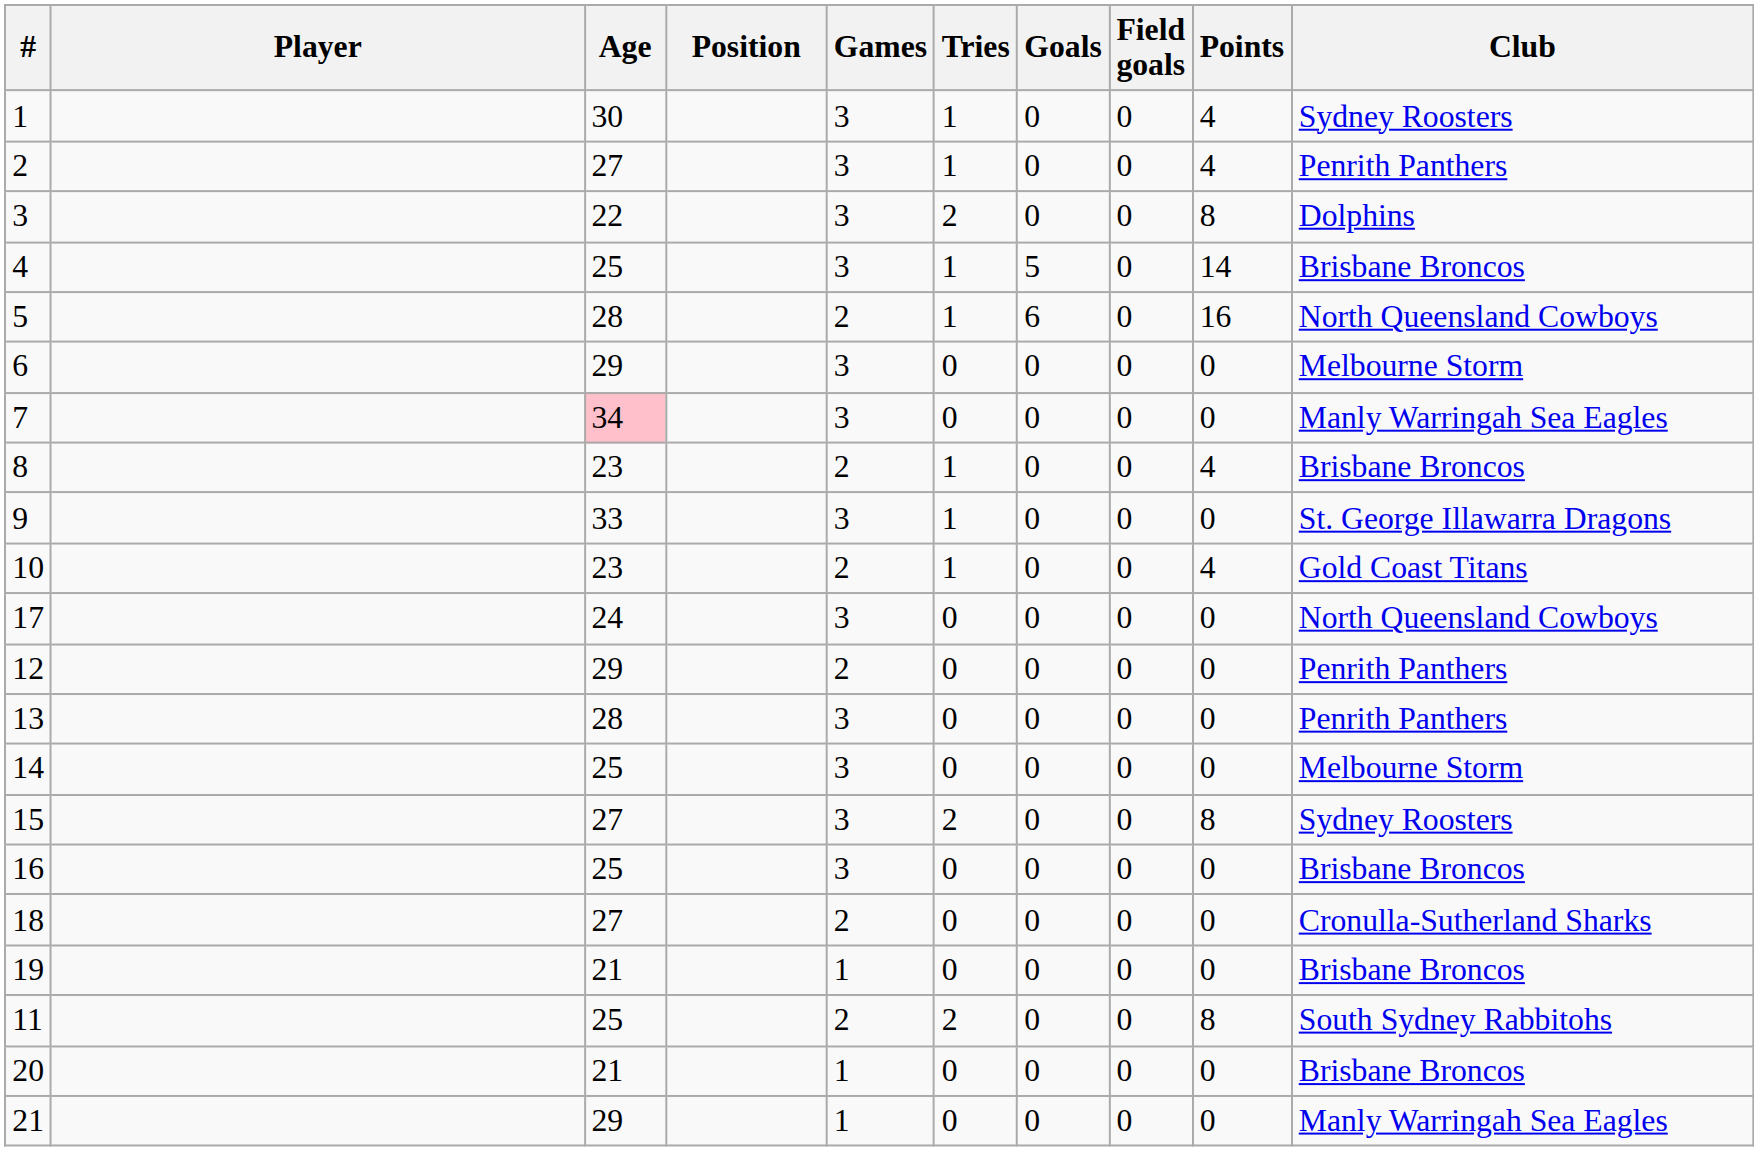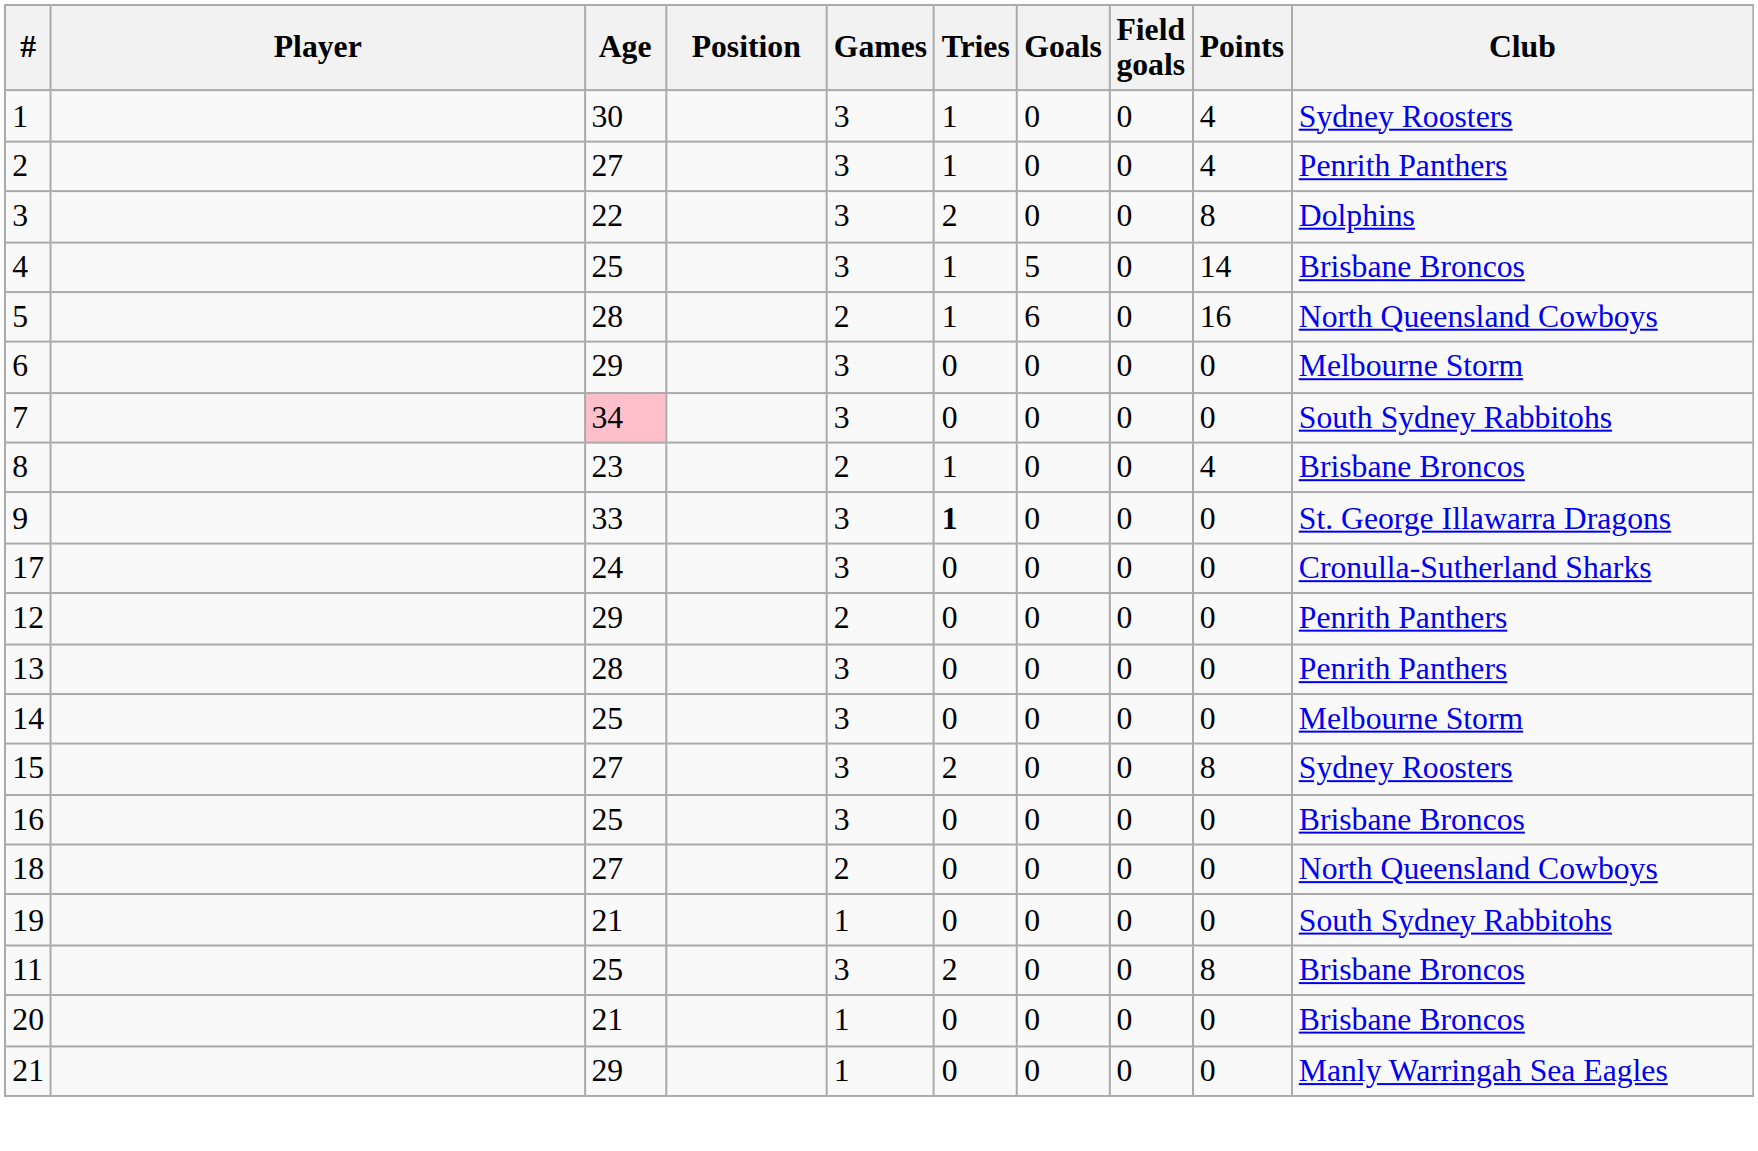(1483, 416) Manly Warringah Sea Eagles -> (1455, 416) South Sydney Rabbitohs
(950, 517) normal -> (950, 517) bold
- row: (28, 567)
(1478, 617) North Queensland Cowboys -> (1475, 567) Cronulla-Sutherland Sharks
(1475, 919) Cronulla-Sutherland Sharks -> (1478, 869) North Queensland Cowboys
(1412, 969) Brisbane Broncos -> (1455, 919) South Sydney Rabbitohs
(842, 1019) 2 -> (842, 969) 3
(1455, 1019) South Sydney Rabbitohs -> (1412, 969) Brisbane Broncos
